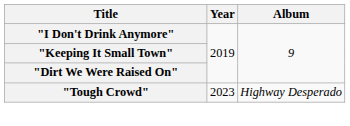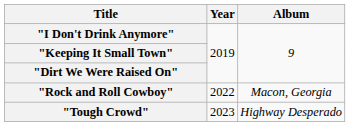+ row: (106, 92)
